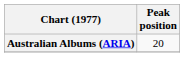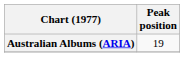(158, 43) 20 -> (158, 43) 19
